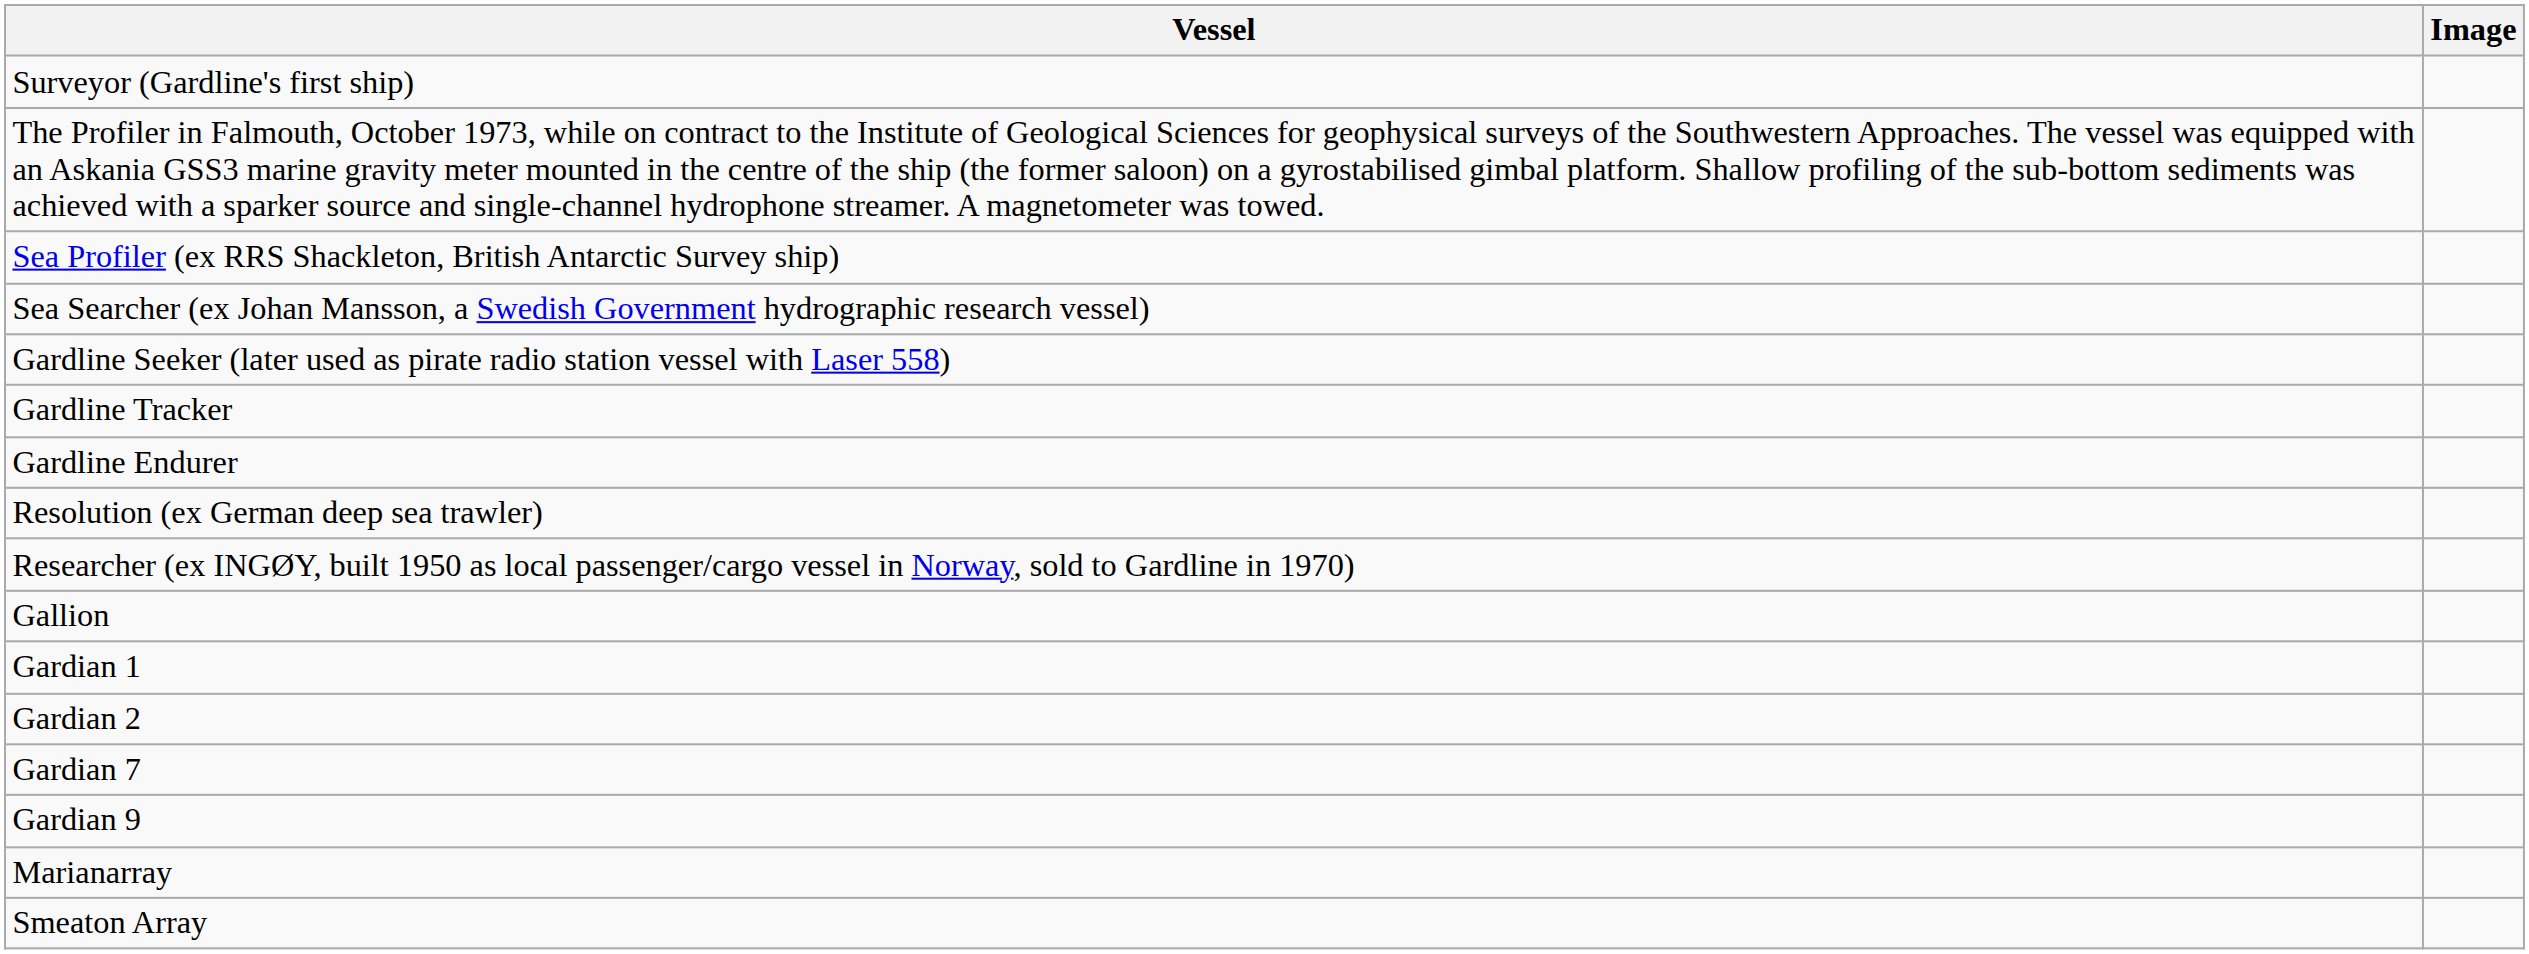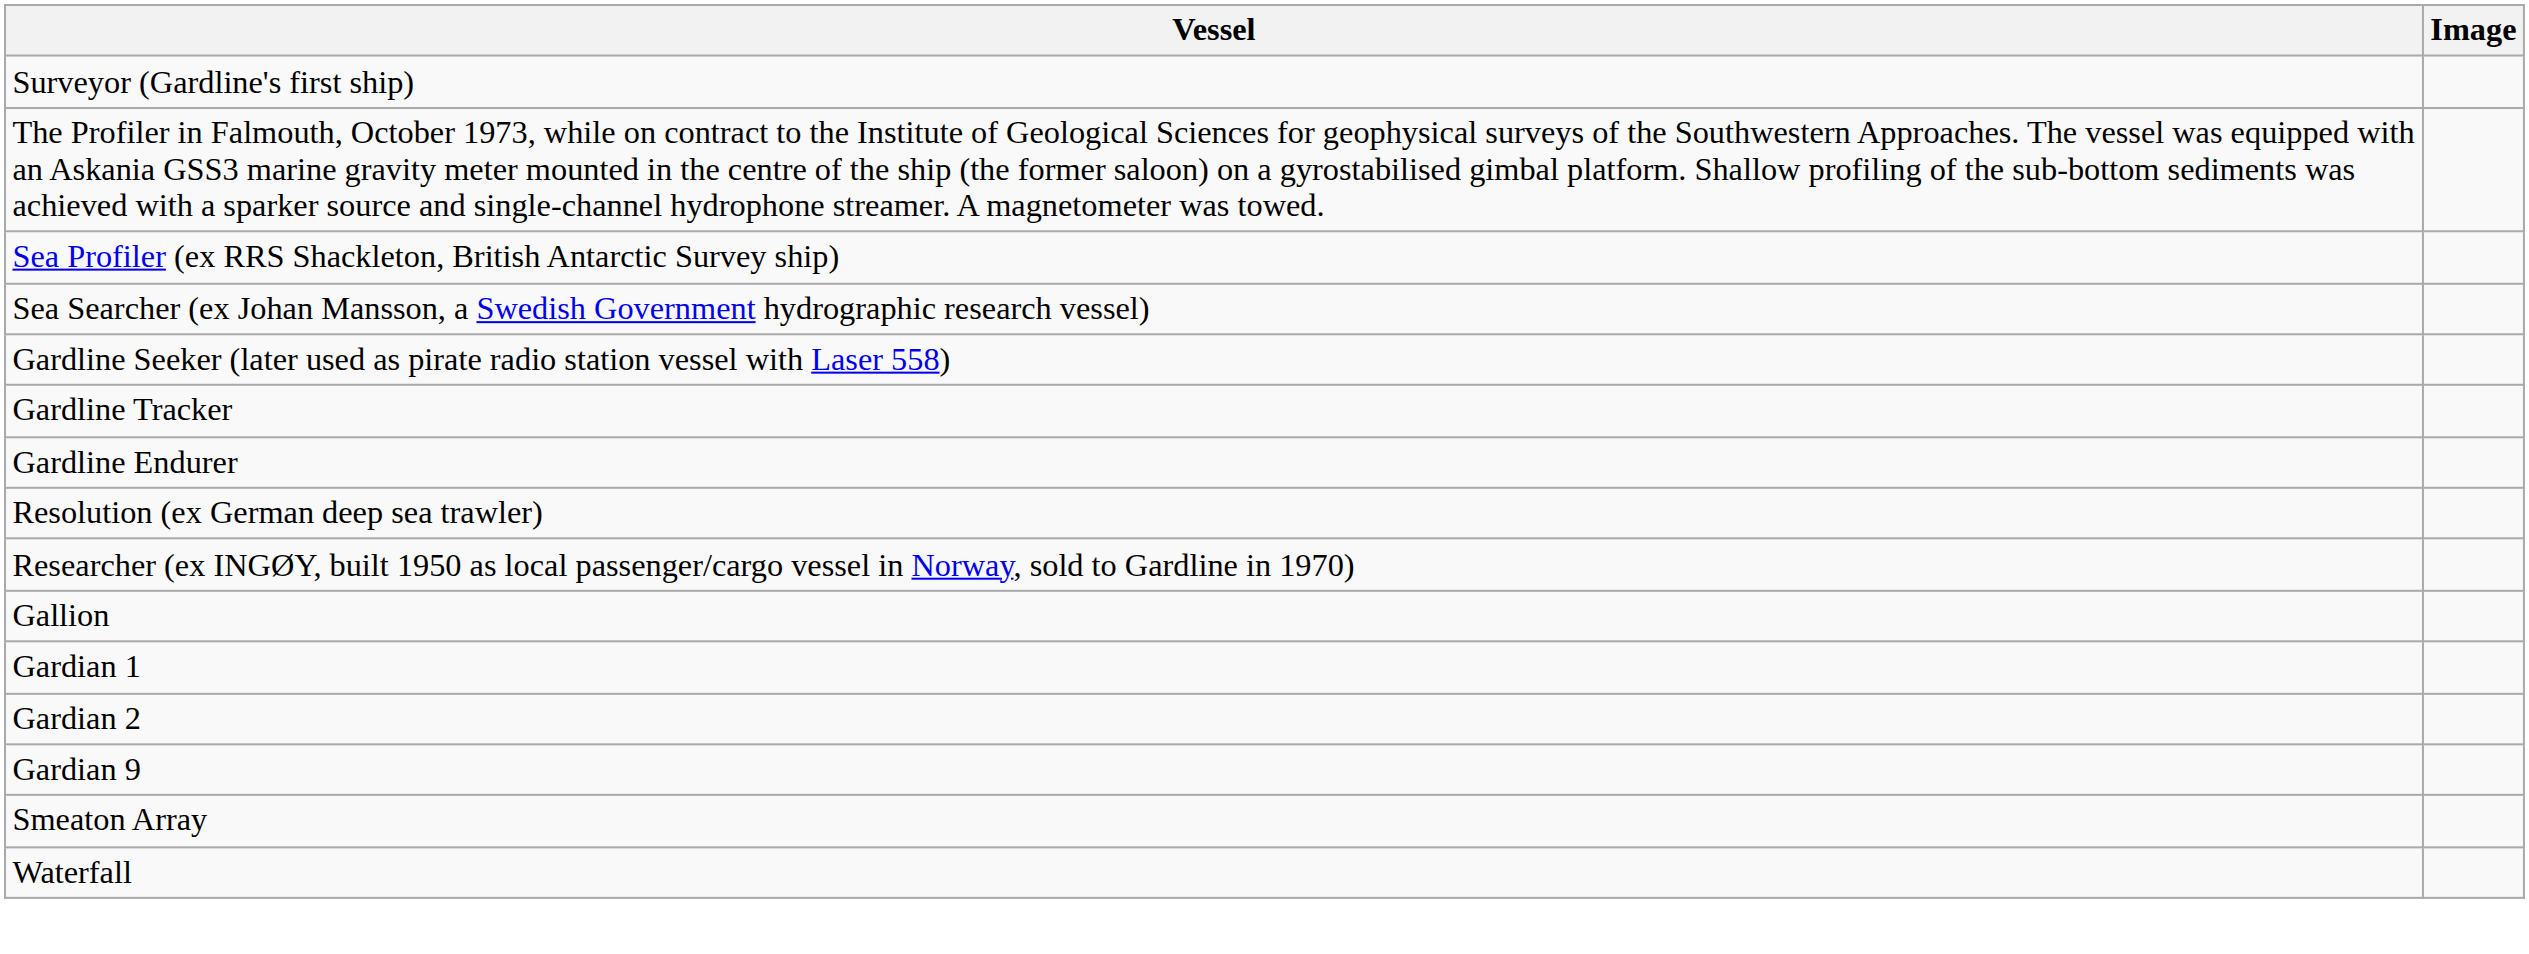- row: (77, 769)
- row: (92, 871)
+ row: (72, 871)
